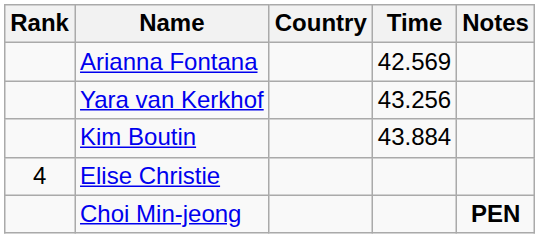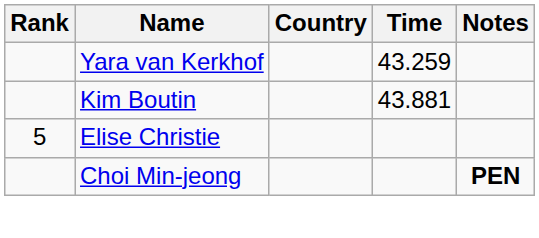- row: (169, 61)
(415, 99) 43.256 -> (415, 61) 43.259
(415, 137) 43.884 -> (415, 99) 43.881
(40, 175) 4 -> (40, 137) 5
